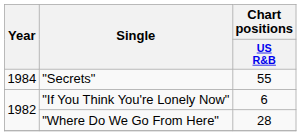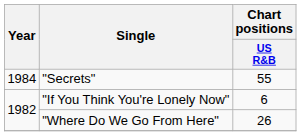(264, 120) 28 -> (264, 120) 26
